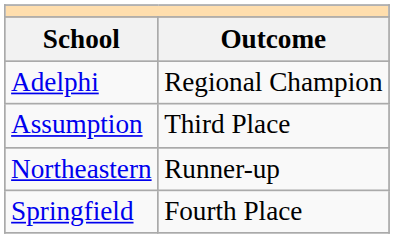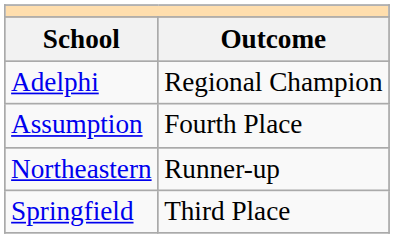(227, 125) Third Place -> (233, 125) Fourth Place
(233, 211) Fourth Place -> (227, 211) Third Place
